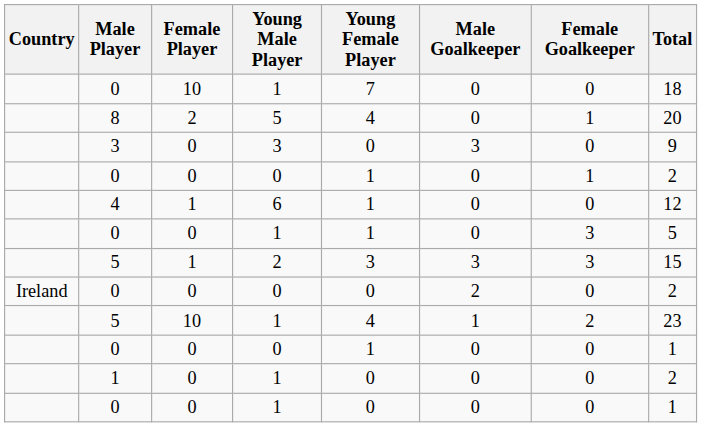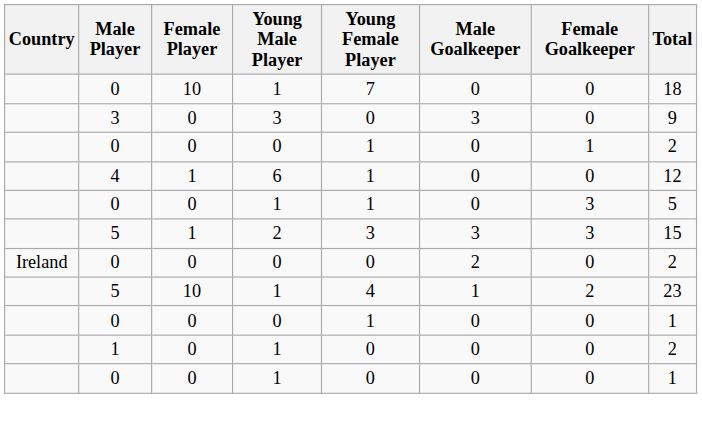- row: (115, 117)
